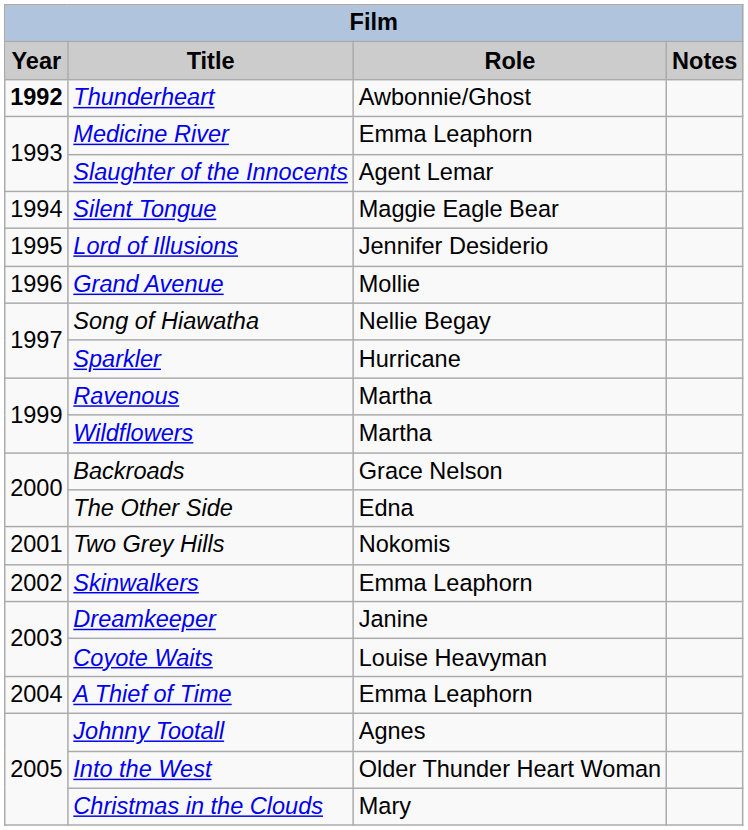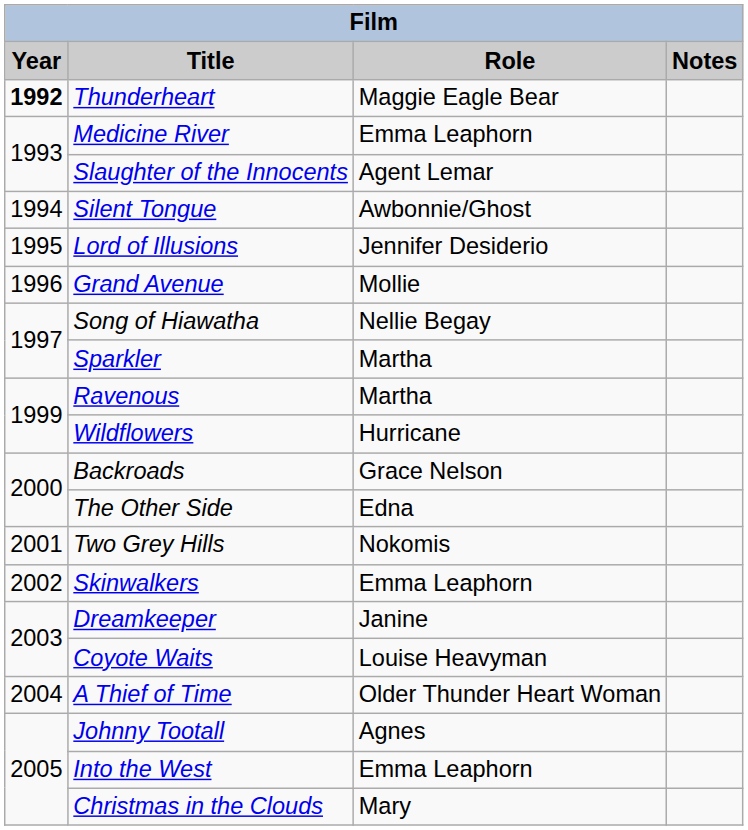(445, 97) Awbonnie/Ghost -> (459, 97) Maggie Eagle Bear
(459, 209) Maggie Eagle Bear -> (445, 209) Awbonnie/Ghost
(410, 358) Hurricane -> (395, 358) Martha
(395, 433) Martha -> (410, 433) Hurricane
(446, 694) Emma Leaphorn -> (510, 694) Older Thunder Heart Woman
(510, 769) Older Thunder Heart Woman -> (446, 769) Emma Leaphorn
